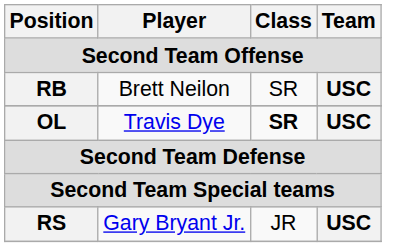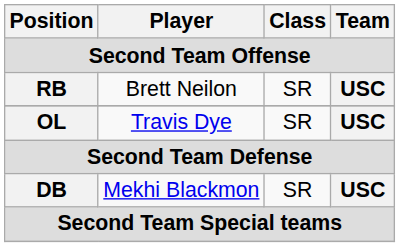(283, 122) bold -> (298, 122) normal
+ row: (52, 190)
- row: (52, 223)
